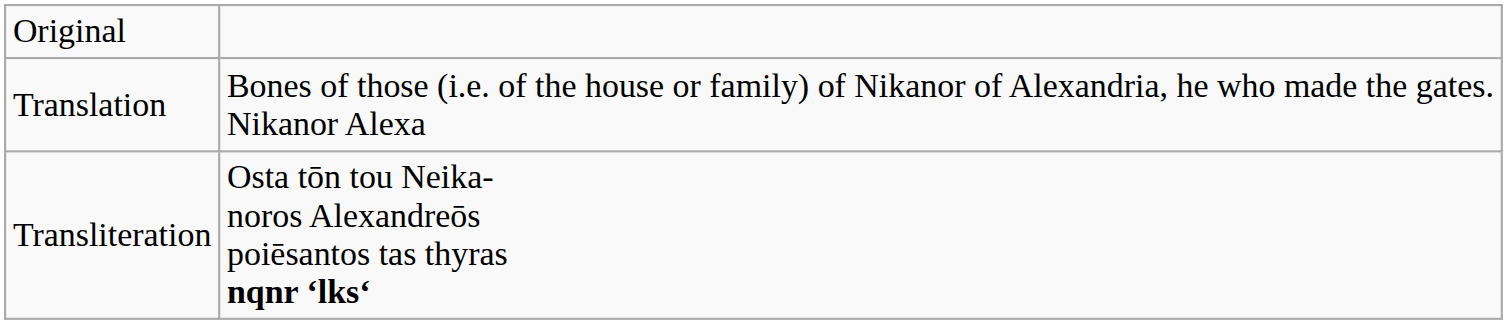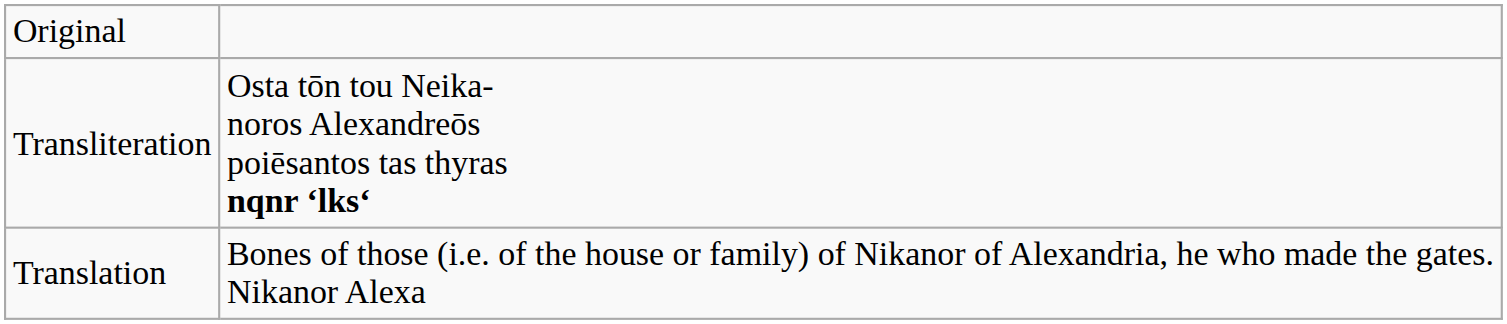rows swapped: (112, 234) <-> (90, 104)
